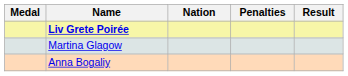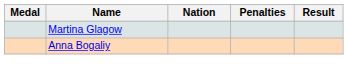- row: (89, 30)
